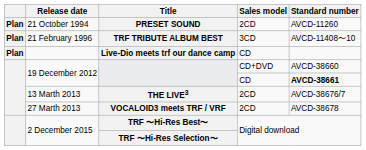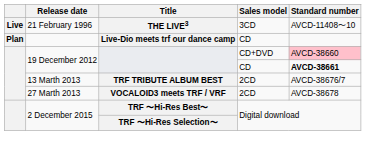- row: (58, 24)
(15, 39) Plan -> (15, 25) Live
(168, 39) TRF TRIBUTE ALBUM BEST -> (168, 25) THE LIVE3
(315, 66) no background -> (315, 53) pink background
(168, 94) THE LIVE3 -> (168, 80) TRF TRIBUTE ALBUM BEST
